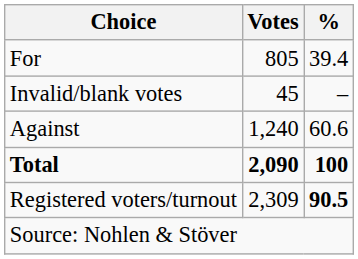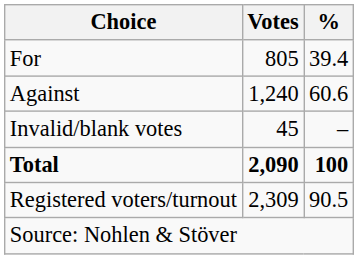rows swapped: (45, 128) <-> (96, 93)
(329, 199) bold -> (329, 199) normal
